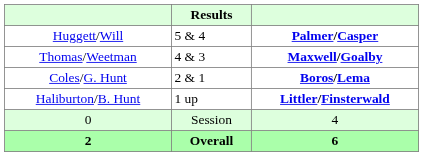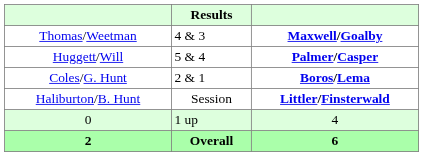rows swapped: (88, 56) <-> (88, 36)
(186, 98) 1 up -> (211, 98) Session
(211, 119) Session -> (186, 119) 1 up
